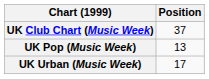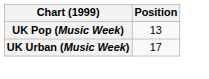- row: (80, 30)
